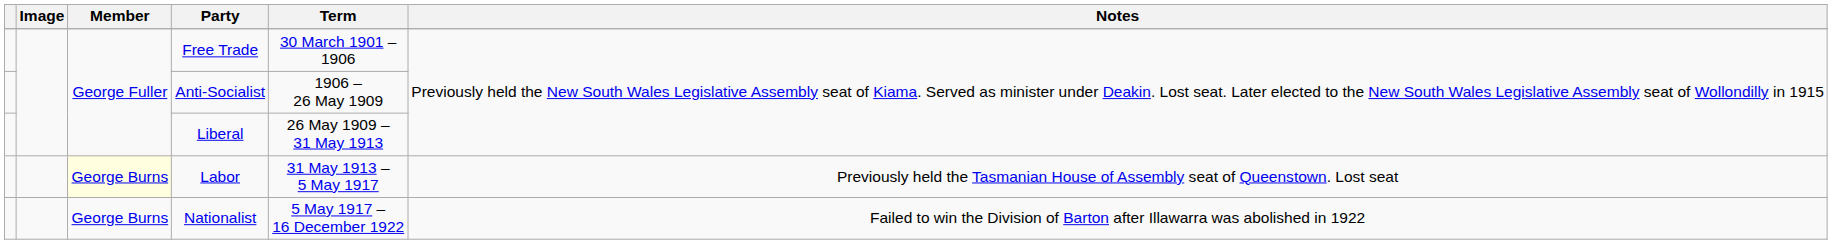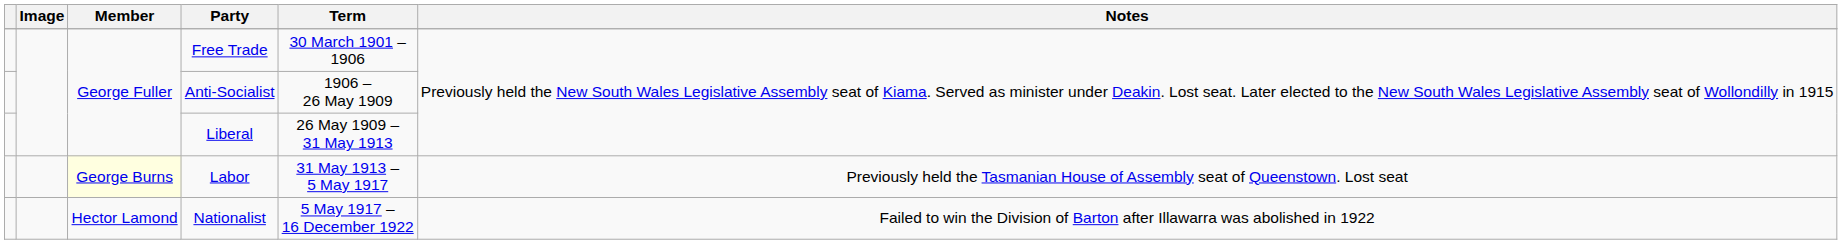(120, 218) George Burns -> (125, 218) Hector Lamond
